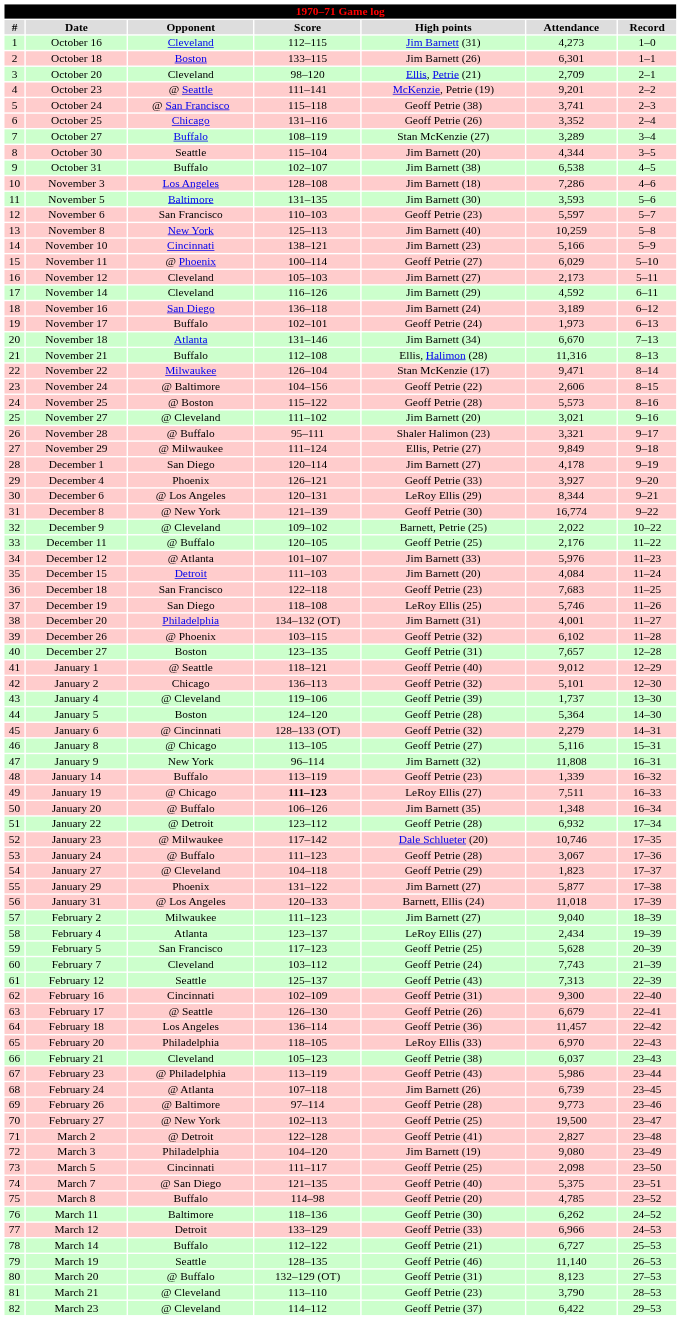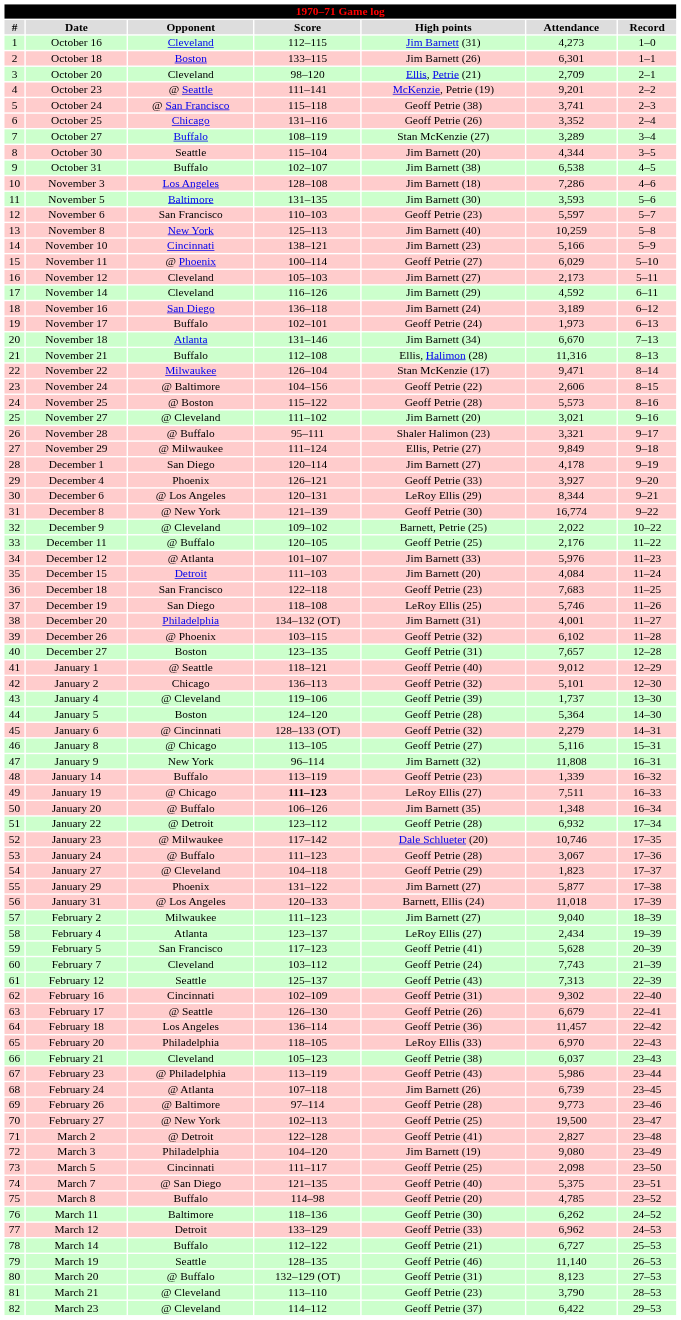(443, 948) Geoff Petrie (25) -> (443, 948) Geoff Petrie (41)
(571, 995) 9,300 -> (571, 995) 9,302
(571, 1230) 6,966 -> (571, 1230) 6,962
